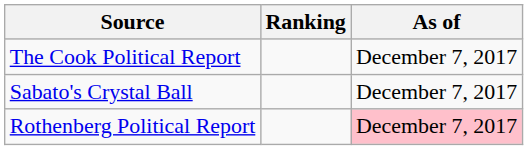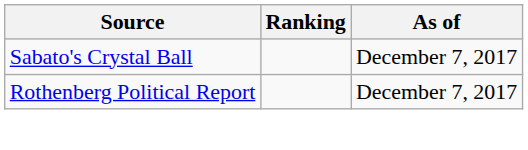- row: (125, 56)
(437, 126) pink background -> (437, 91) no background
